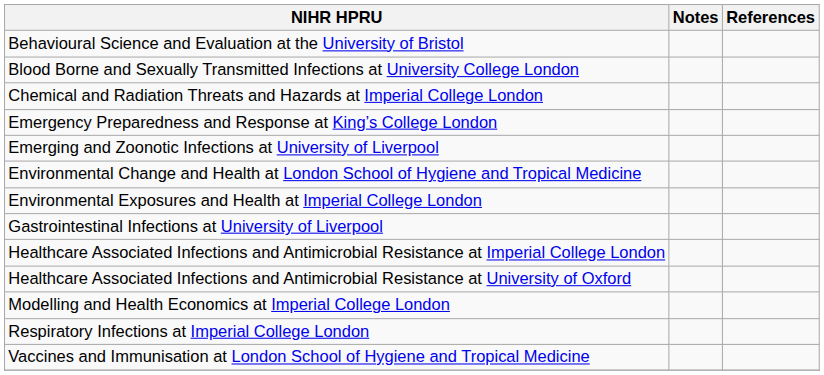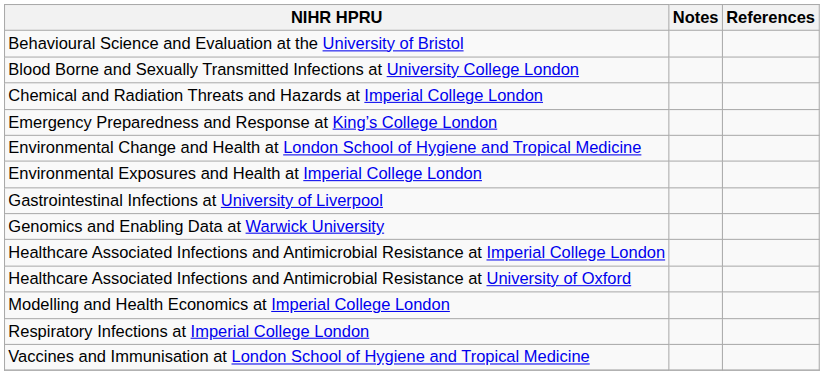- row: (224, 148)
+ row: (196, 226)
